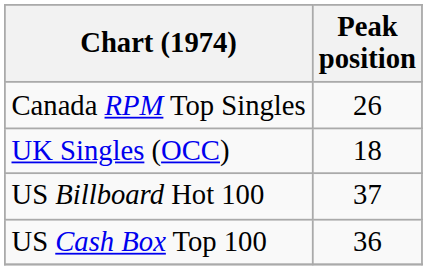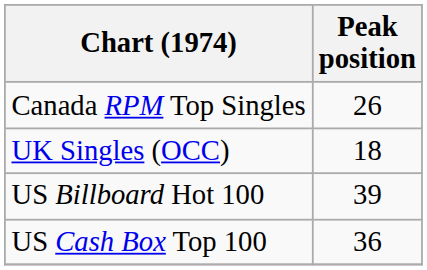(367, 195) 37 -> (367, 195) 39
